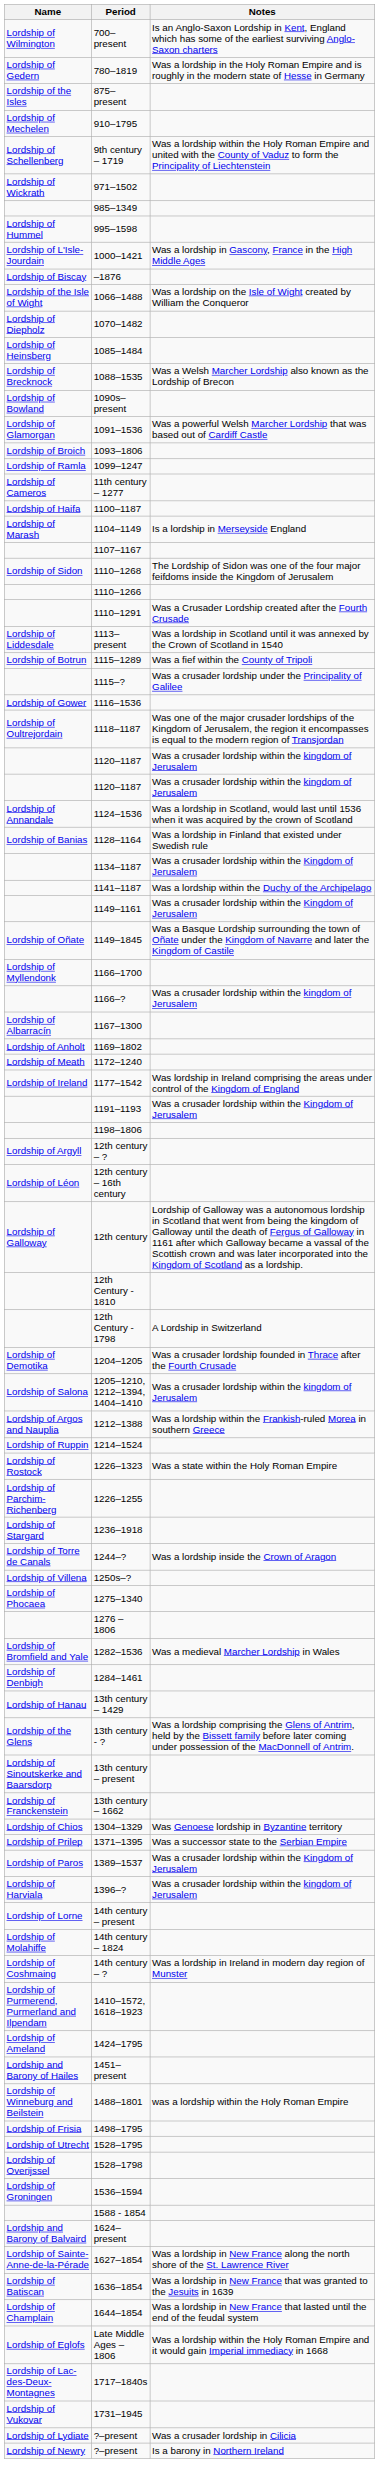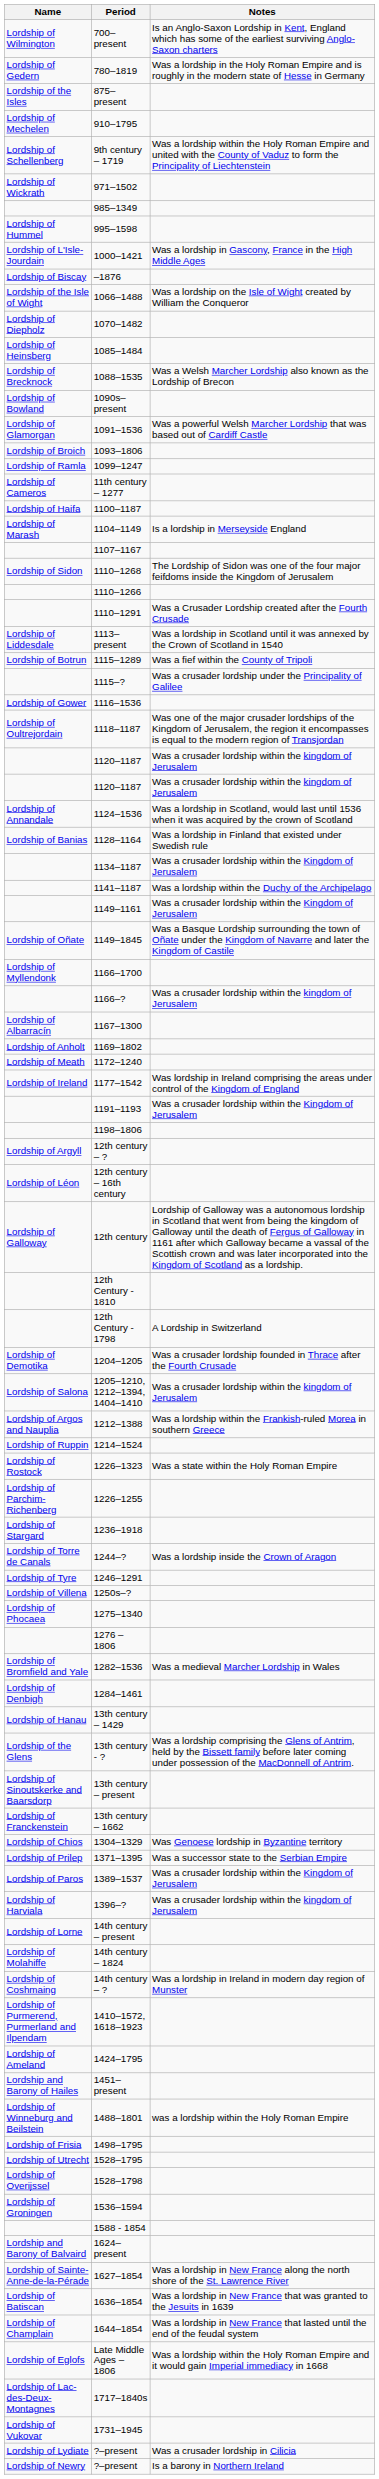+ row: (41, 1577)
